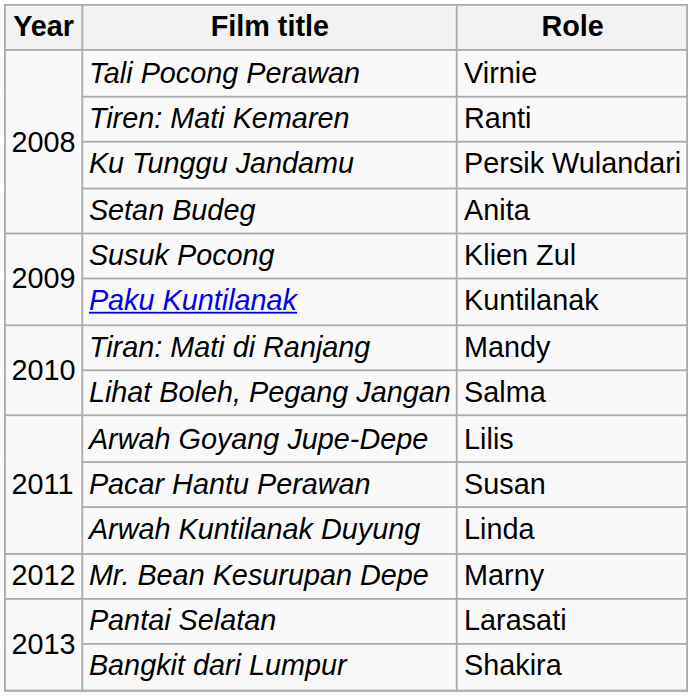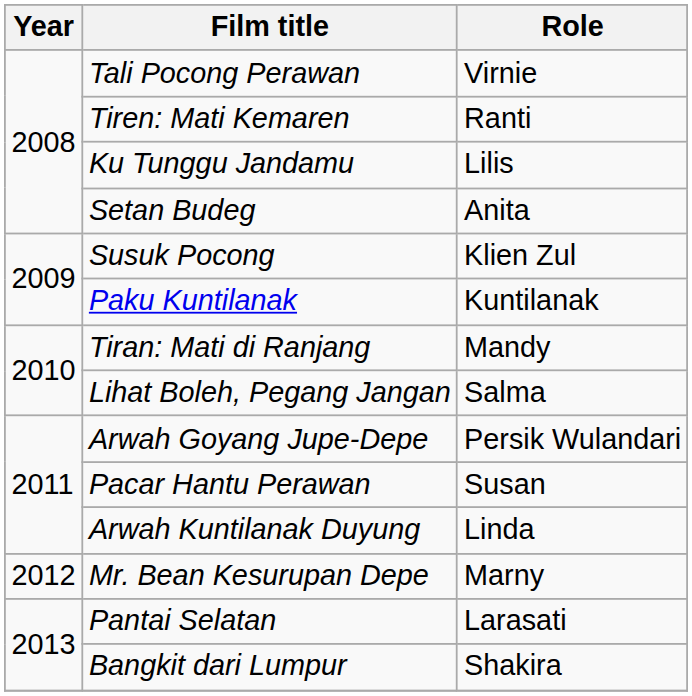(573, 164) Persik Wulandari -> (489, 164) Lilis
(489, 438) Lilis -> (573, 438) Persik Wulandari
